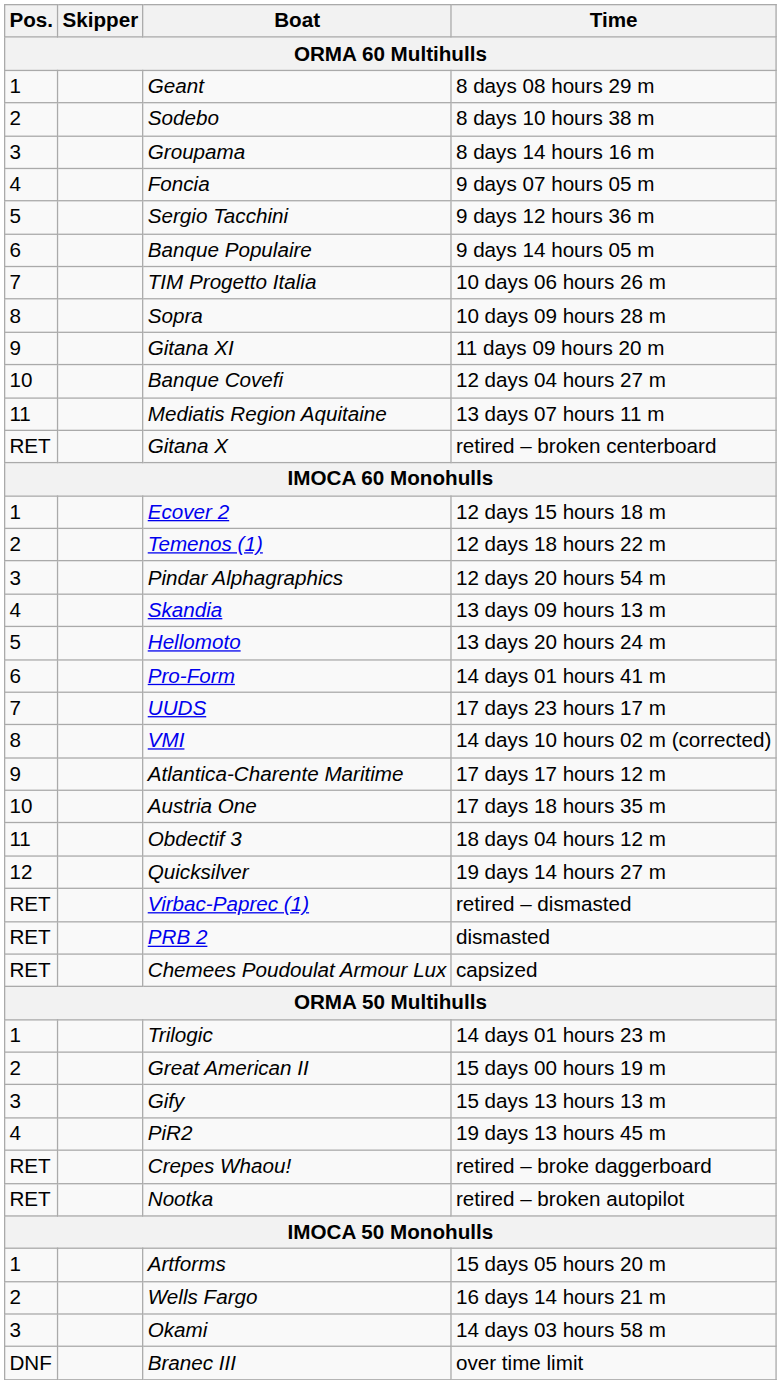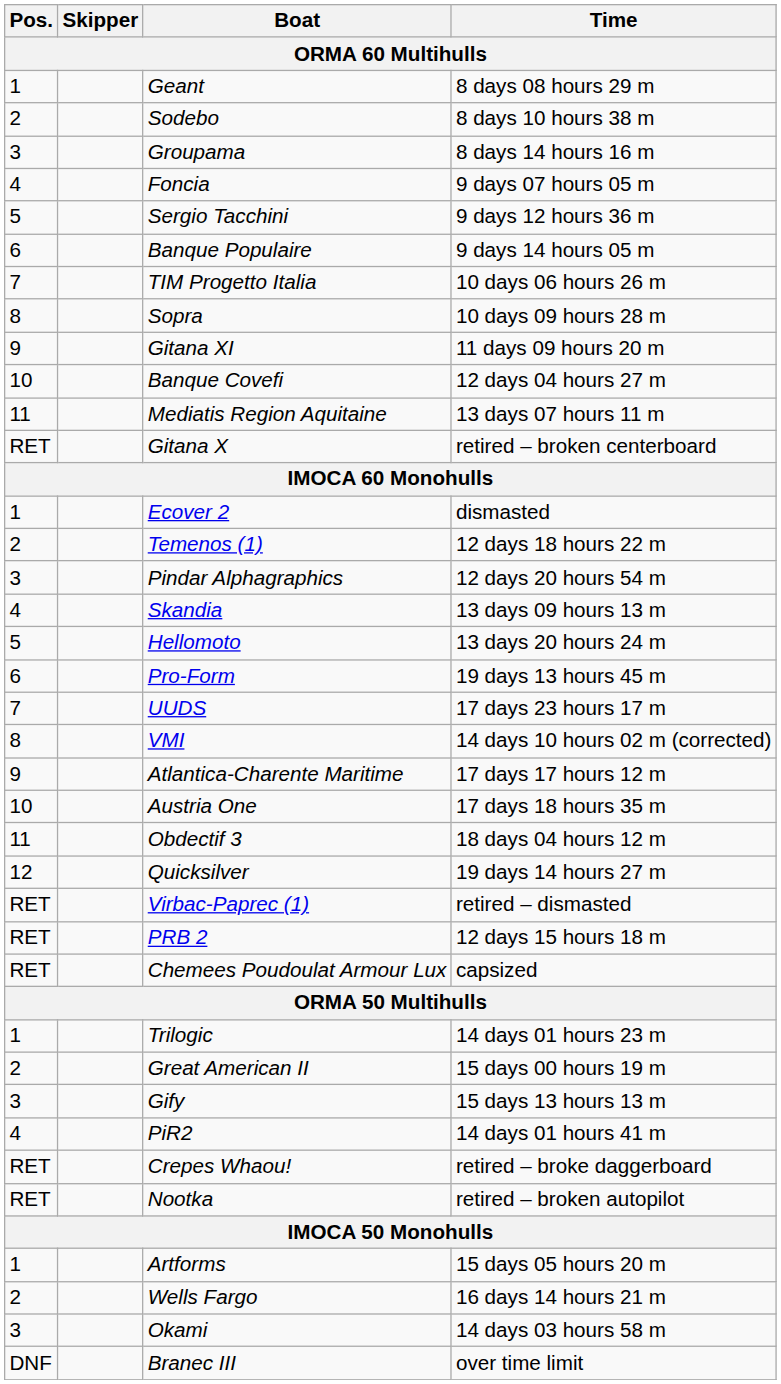(561, 511) 12 days 15 hours 18 m -> (503, 511) dismasted
(561, 675) 14 days 01 hours 41 m -> (561, 675) 19 days 13 hours 45 m
(503, 937) dismasted -> (561, 937) 12 days 15 hours 18 m
(561, 1133) 19 days 13 hours 45 m -> (561, 1133) 14 days 01 hours 41 m
